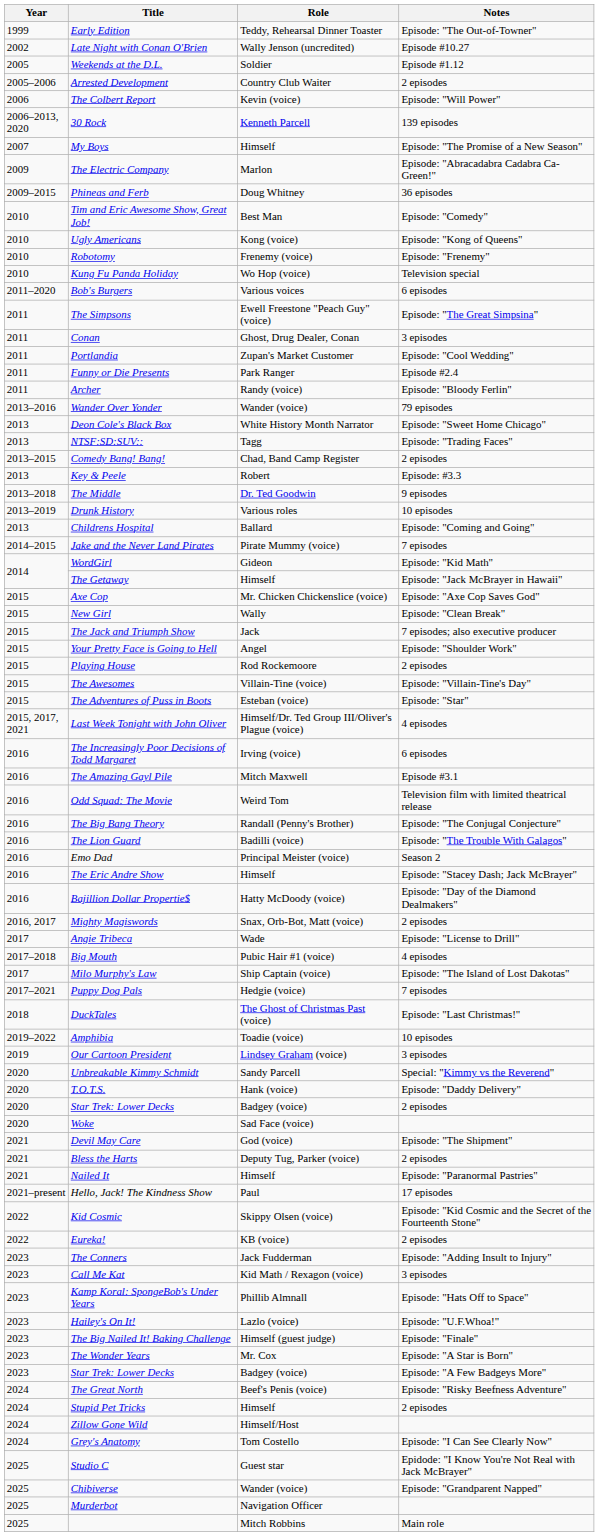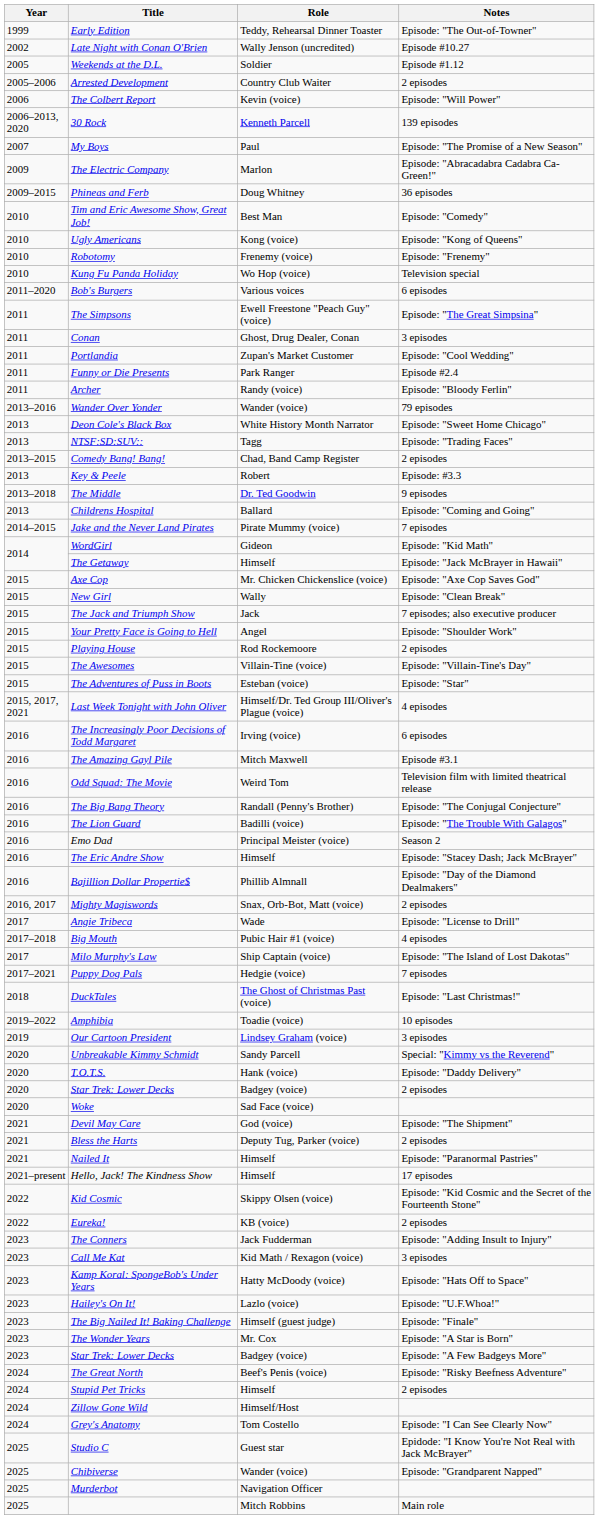(258, 146) Himself -> (250, 146) Paul
- row: (102, 510)
(292, 898) Hatty McDoody (voice) -> (274, 881) Phillib Almnall
(250, 1193) Paul -> (258, 1175) Himself
(274, 1297) Phillib Almnall -> (292, 1280) Hatty McDoody (voice)
